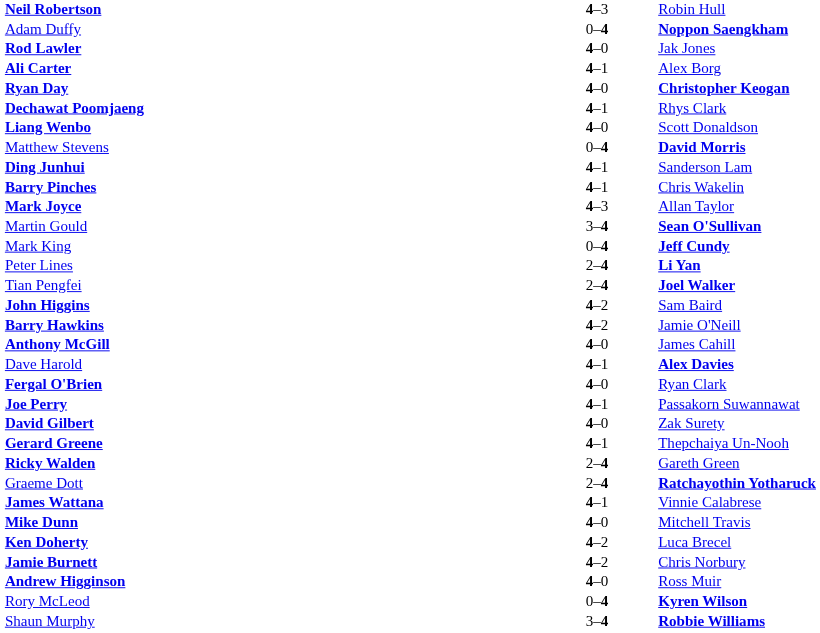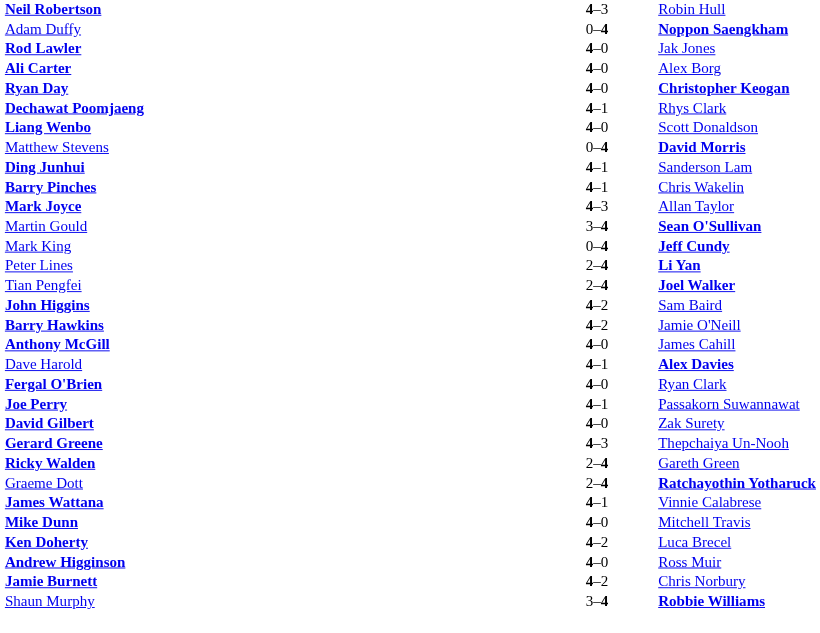(597, 68) 4–1 -> (597, 68) 4–0
(597, 443) 4–1 -> (597, 443) 4–3
rows swapped: (65, 581) <-> (51, 561)
- row: (47, 601)
